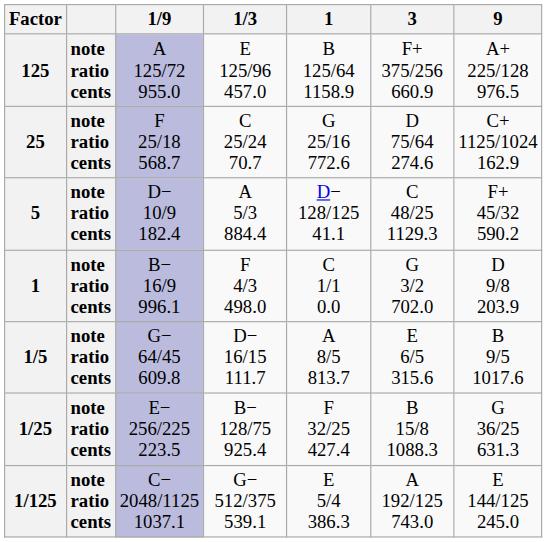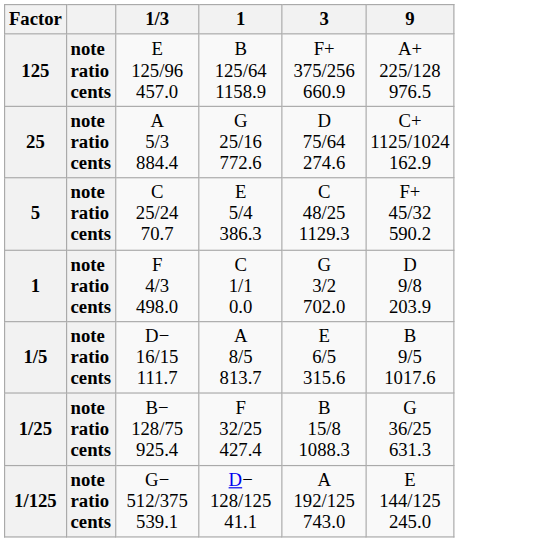- column: (159, 19)
(245, 141) C 25/24 70.7 -> (157, 141) A 5/3 884.4
(245, 213) A 5/3 884.4 -> (157, 213) C 25/24 70.7
(329, 213) D− 128/125 41.1 -> (241, 213) E 5/4 386.3
(329, 500) E 5/4 386.3 -> (241, 500) D− 128/125 41.1
